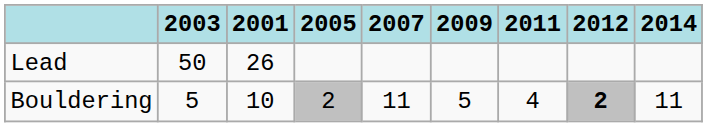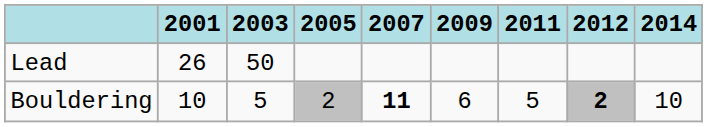columns swapped: (260, 24) <-> (192, 24)
(396, 101) normal -> (396, 101) bold
(465, 101) 5 -> (465, 101) 6
(533, 101) 4 -> (533, 101) 5
(669, 101) 11 -> (669, 101) 10
